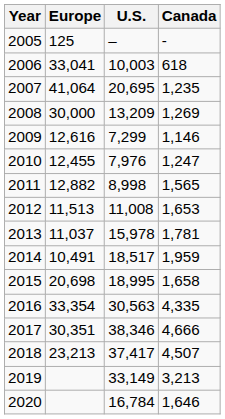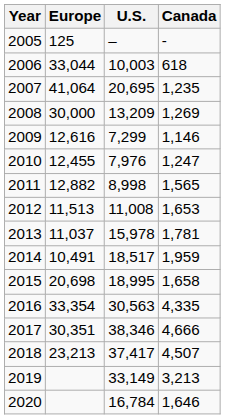(72, 64) 33,041 -> (72, 64) 33,044
